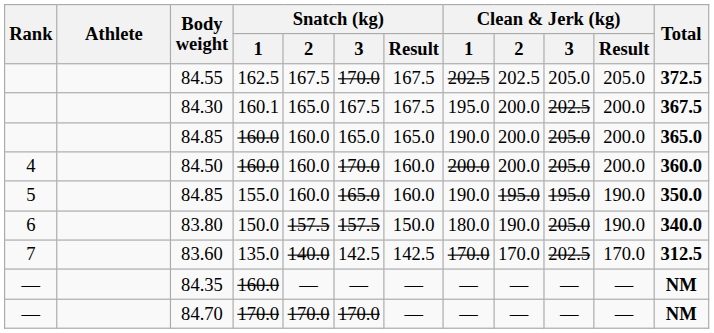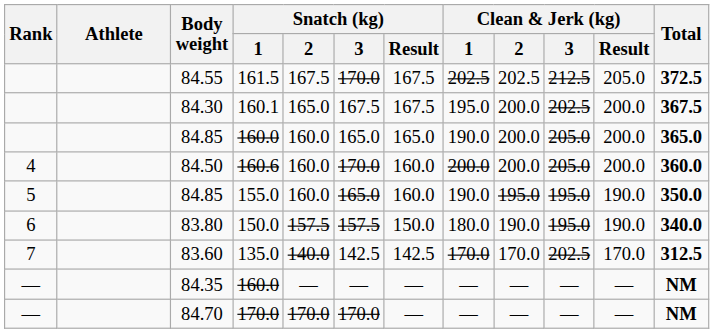(258, 78) 162.5 -> (258, 78) 161.5
(569, 78) 205.0 -> (569, 78) 212.5
(258, 166) 160.0 -> (258, 166) 160.6
(569, 225) 205.0 -> (569, 225) 195.0
